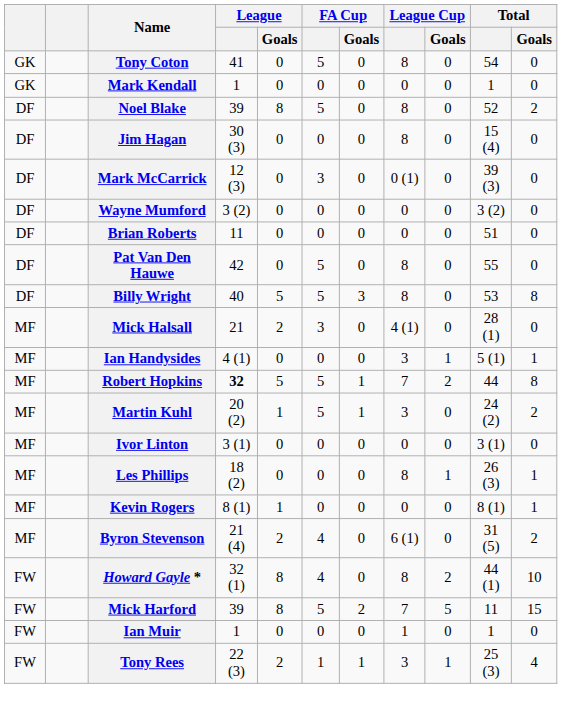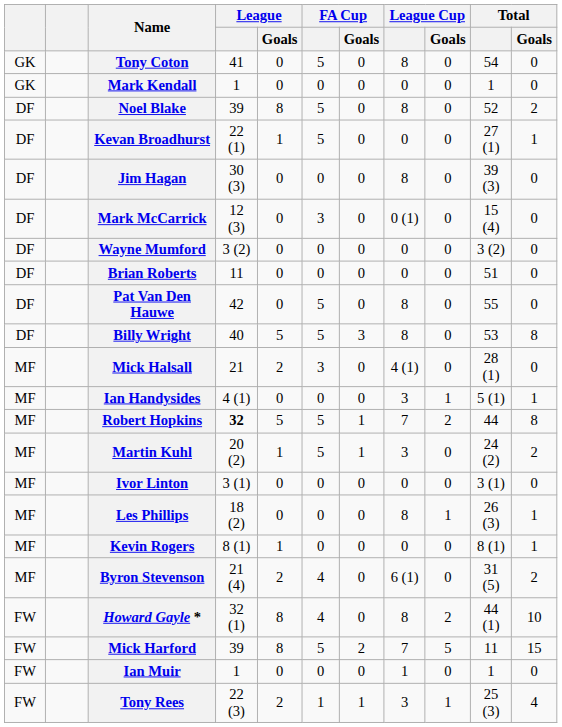+ row: (152, 139)
(491, 139) 15 (4) -> (491, 179) 39 (3)
(491, 179) 39 (3) -> (491, 218) 15 (4)
